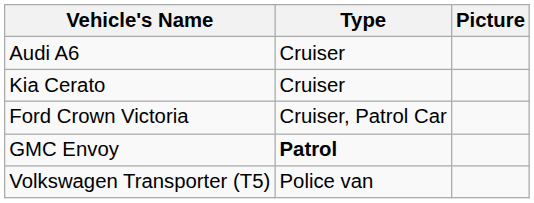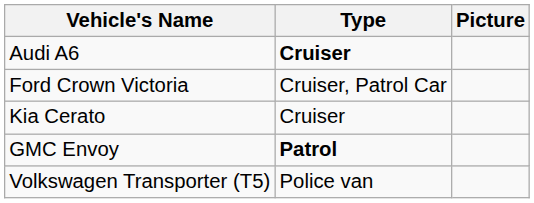(312, 52) normal -> (315, 52) bold
rows swapped: (99, 117) <-> (57, 85)
